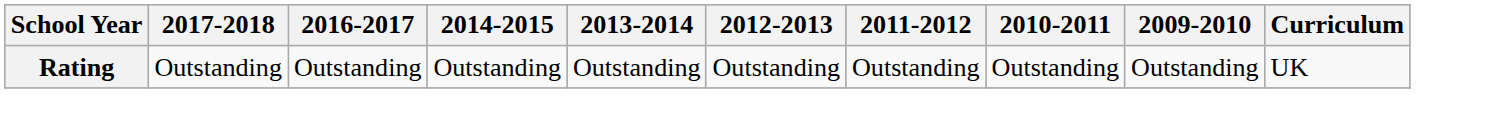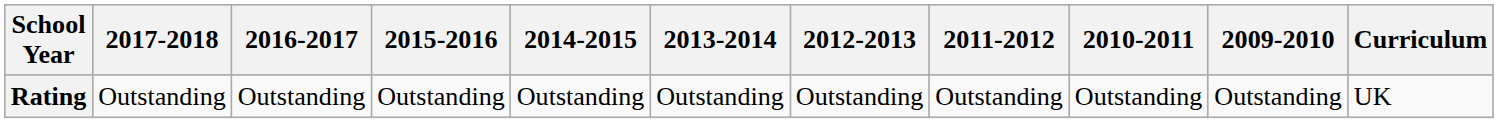+ column: (441, 39)
